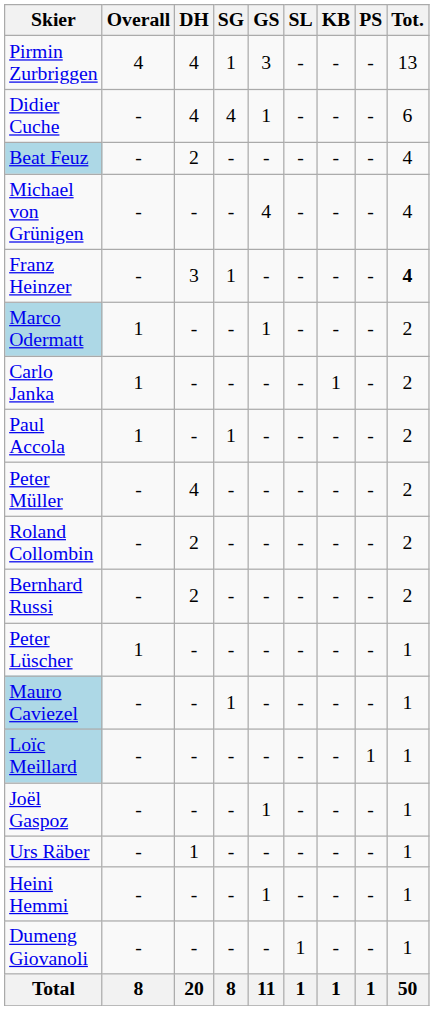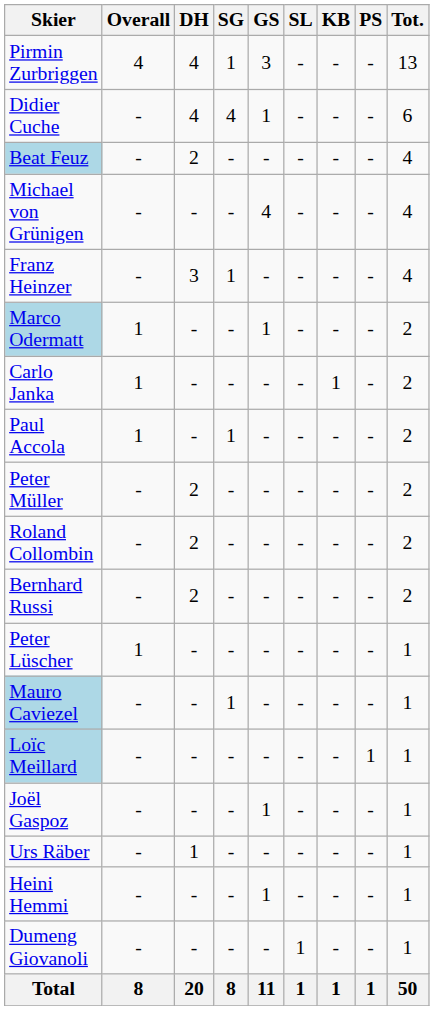(407, 275) bold -> (407, 275) normal
(194, 489) 4 -> (194, 489) 2
